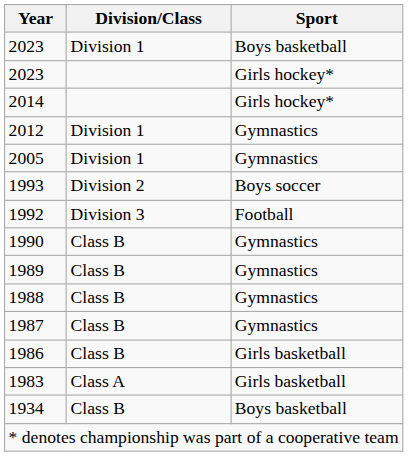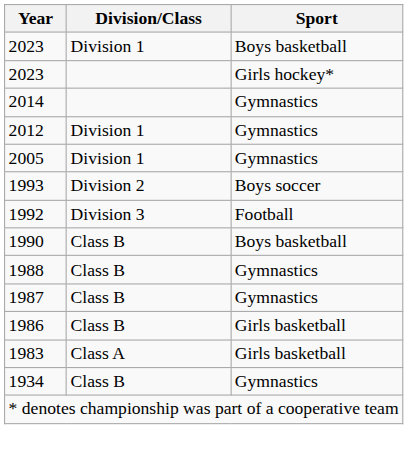(284, 102) Girls hockey* -> (276, 102) Gymnastics
(276, 241) Gymnastics -> (291, 241) Boys basketball
- row: (26, 269)
(291, 409) Boys basketball -> (276, 381) Gymnastics
